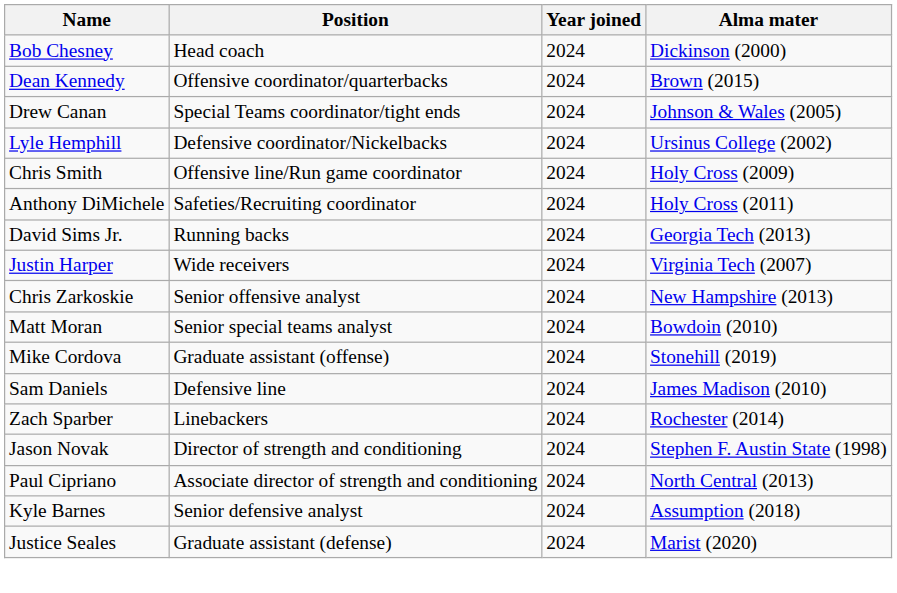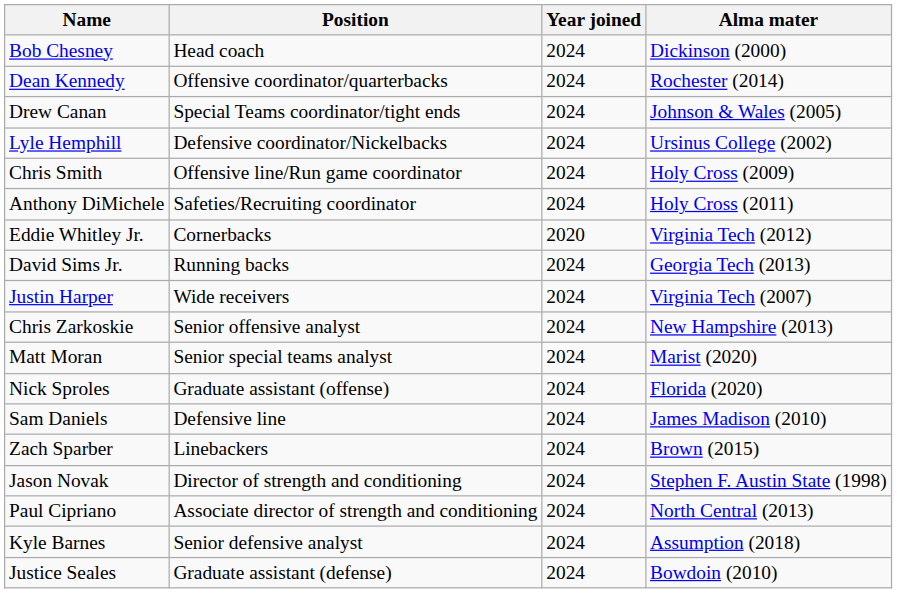(705, 81) Brown (2015) -> (717, 81) Rochester (2014)
+ row: (76, 234)
(714, 326) Bowdoin (2010) -> (704, 357) Marist (2020)
- row: (65, 357)
+ row: (59, 388)
(717, 419) Rochester (2014) -> (705, 449) Brown (2015)
(704, 541) Marist (2020) -> (714, 572) Bowdoin (2010)
